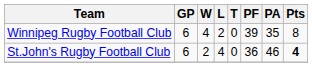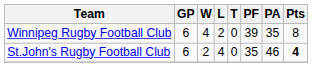(251, 52) 36 -> (251, 52) 35
